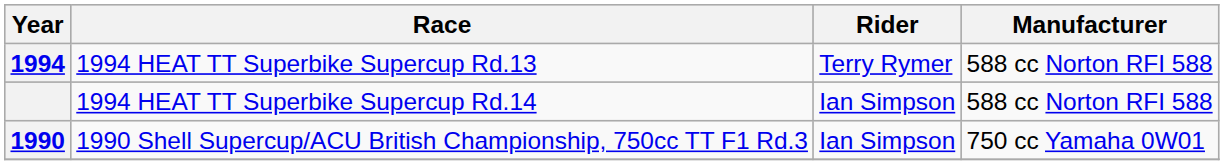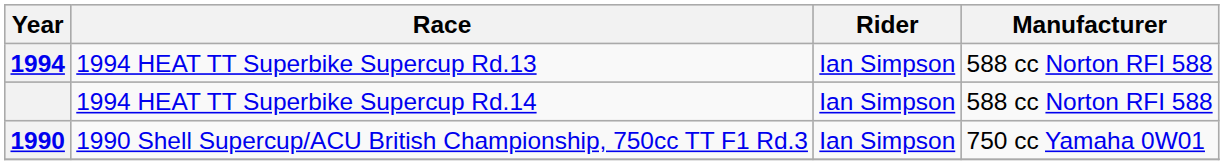(886, 63) Terry Rymer -> (887, 63) Ian Simpson
